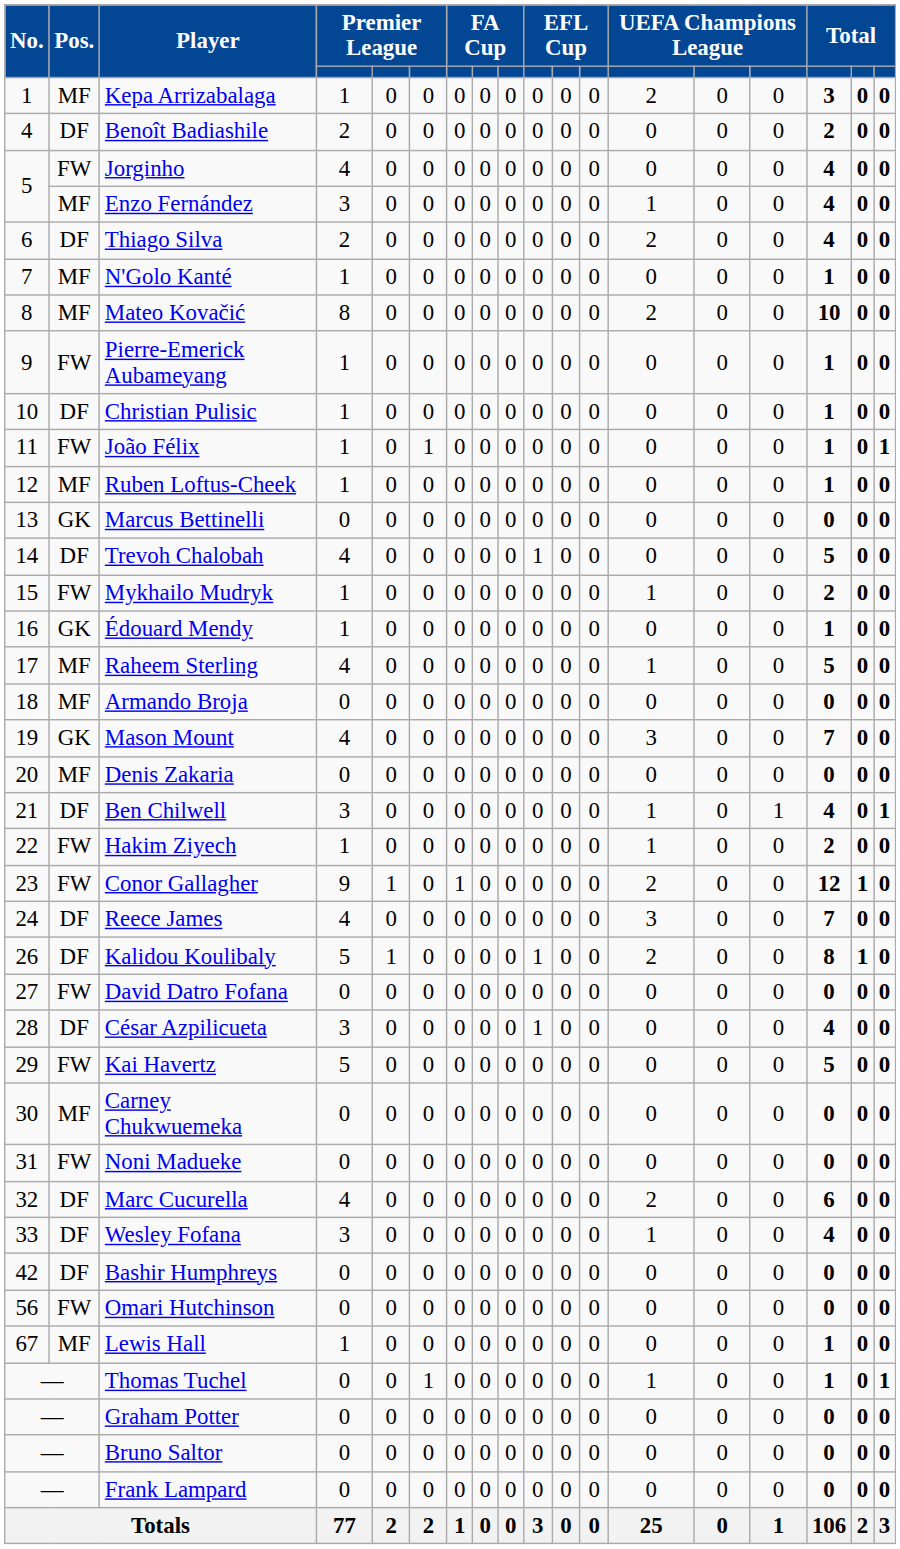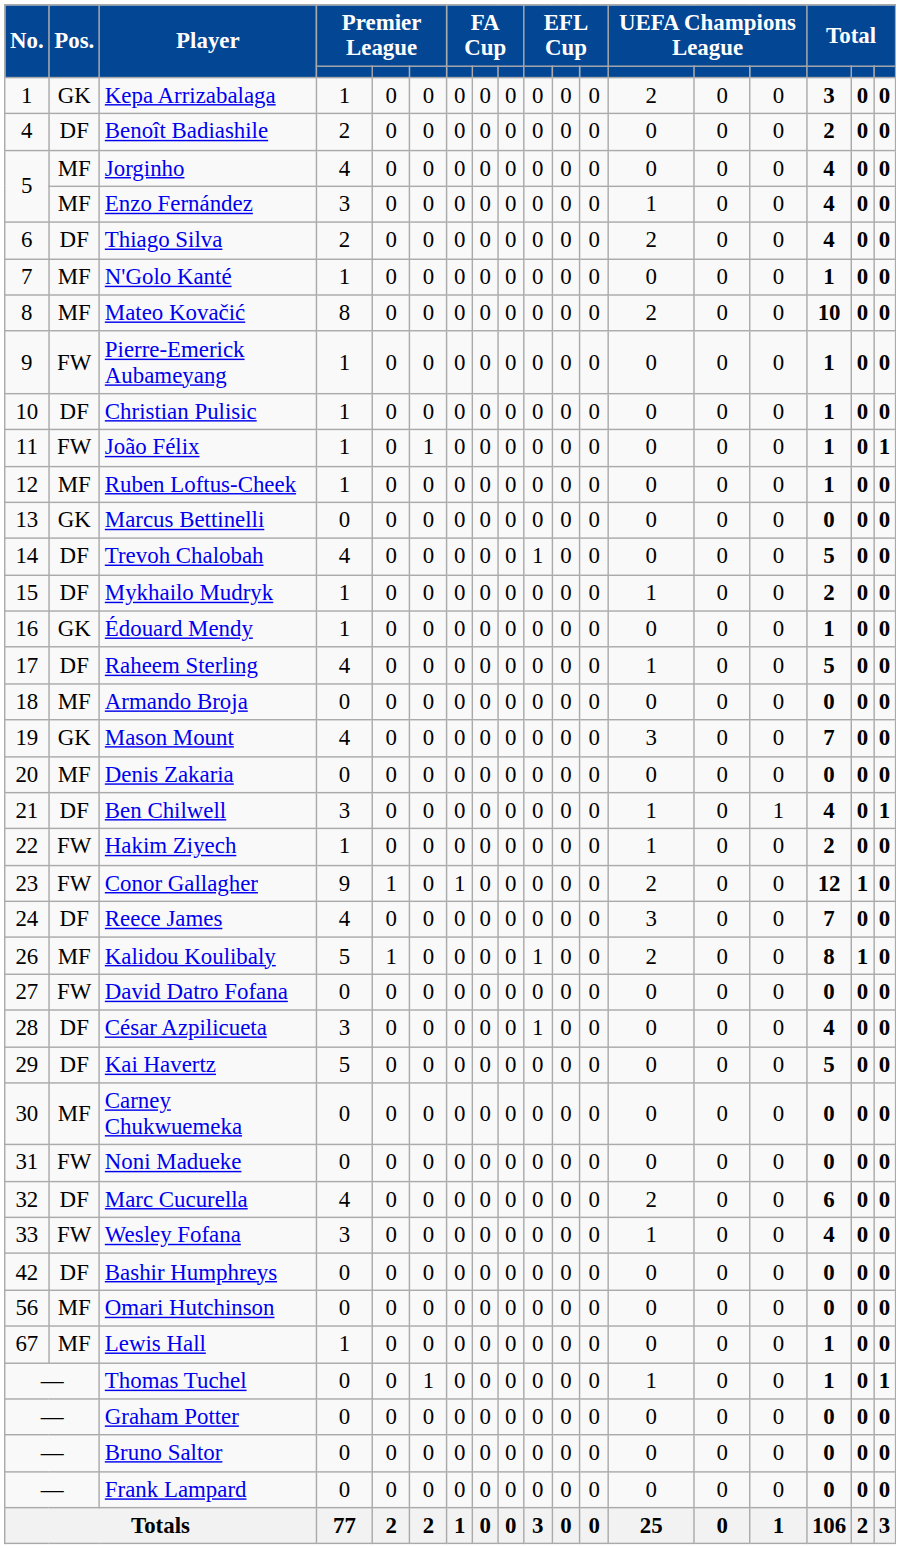(74, 95) MF -> (74, 95) GK
(74, 167) FW -> (74, 167) MF
(74, 592) FW -> (74, 592) DF
(74, 665) MF -> (74, 665) DF
(74, 955) DF -> (74, 955) MF
(74, 1064) FW -> (74, 1064) DF
(74, 1235) DF -> (74, 1235) FW
(74, 1307) FW -> (74, 1307) MF
